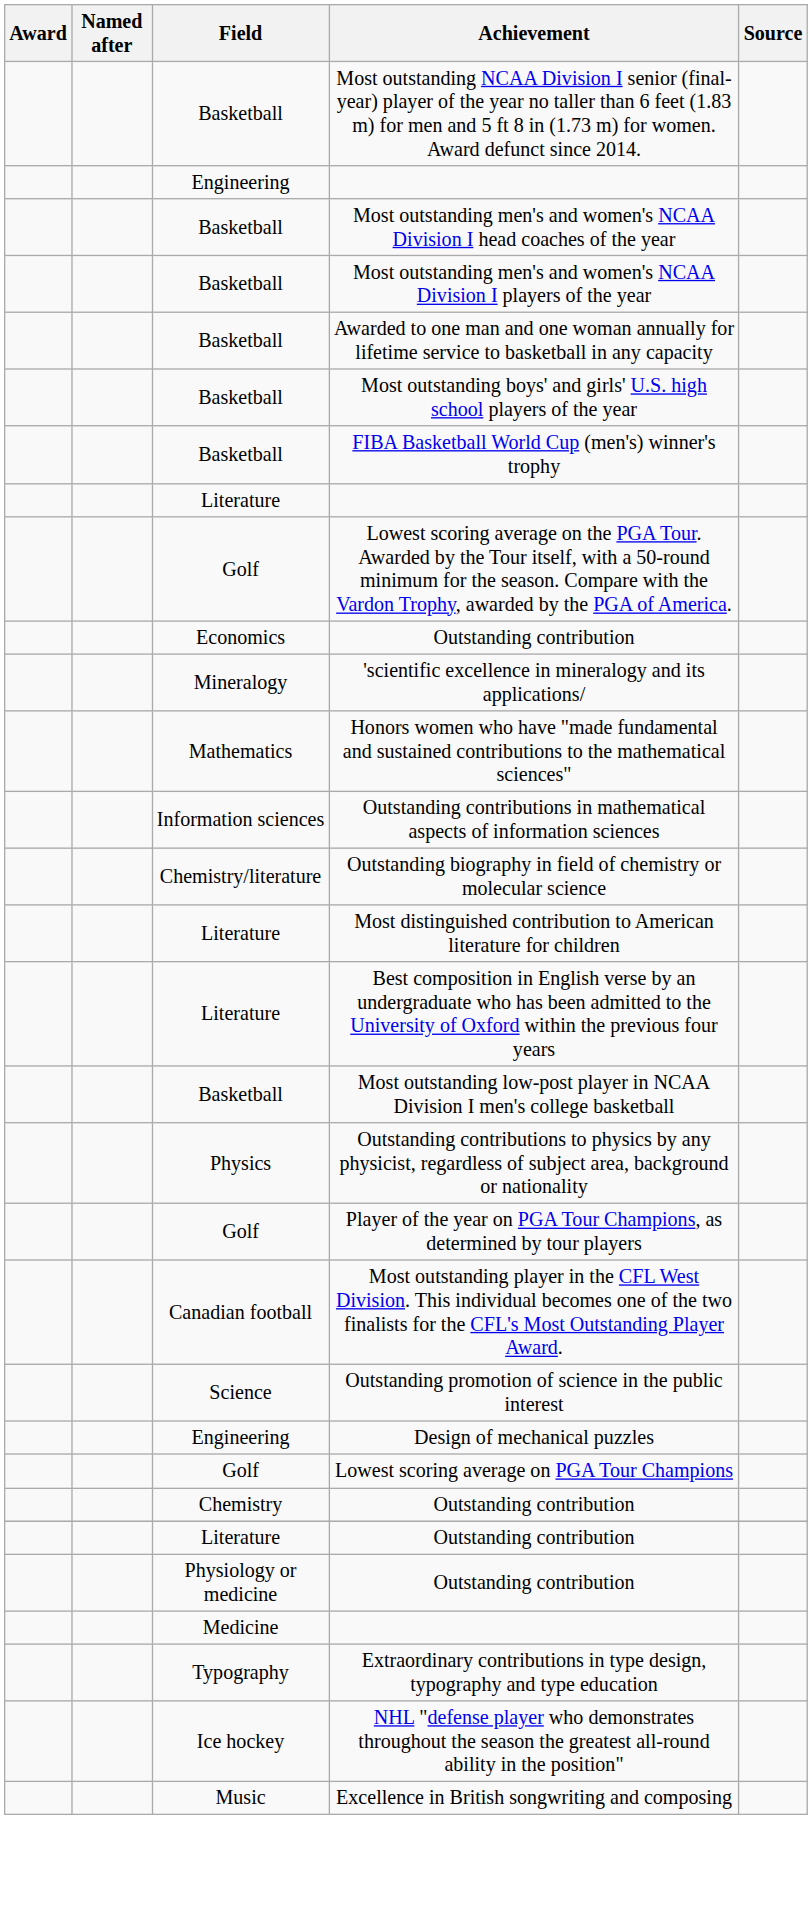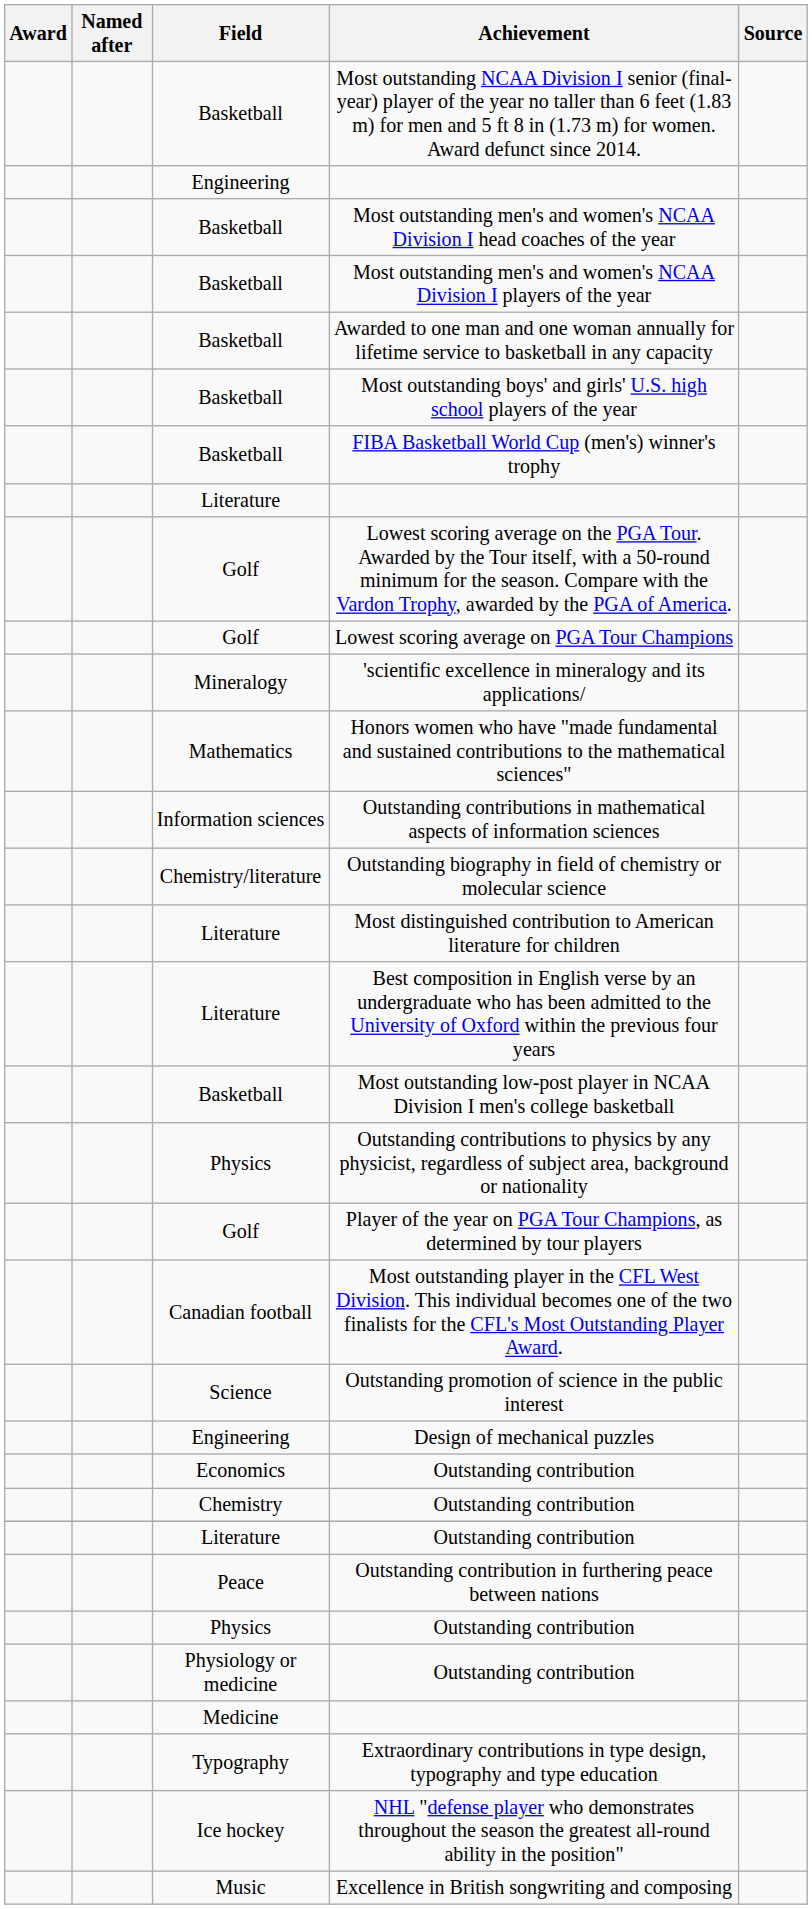rows swapped: (241, 1471) <-> (241, 637)
+ row: (241, 1582)
+ row: (241, 1627)
